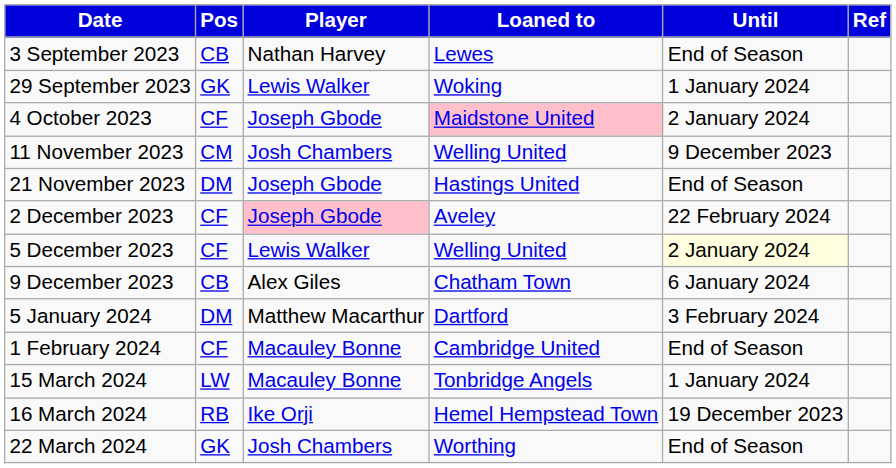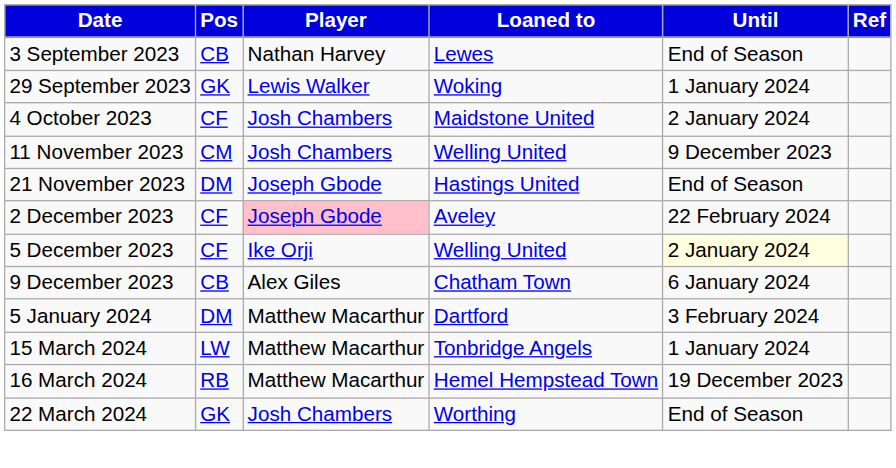(315, 119) Joseph Gbode -> (320, 119) Josh Chambers
(514, 119) pink background -> (514, 119) no background
(309, 250) Lewis Walker -> (280, 250) Ike Orji
- row: (85, 348)
(324, 380) Macauley Bonne -> (336, 348) Matthew Macarthur
(280, 413) Ike Orji -> (336, 380) Matthew Macarthur
